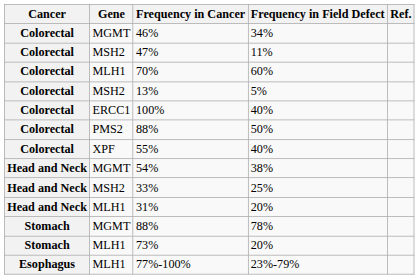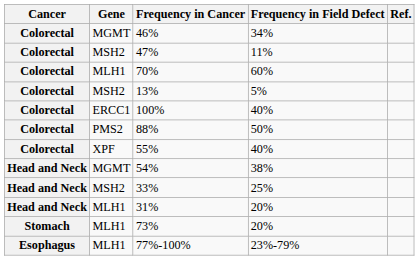- row: (147, 226)
